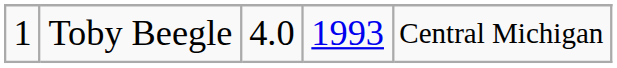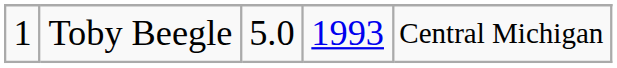(272, 33) 4.0 -> (272, 33) 5.0
